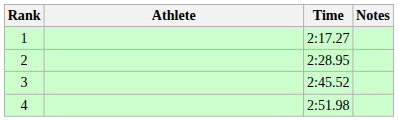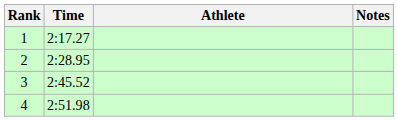columns swapped: (174, 15) <-> (328, 15)
